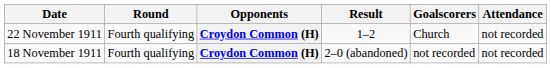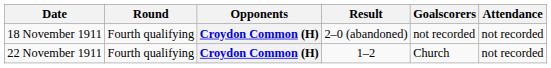rows swapped: (55, 53) <-> (55, 33)
